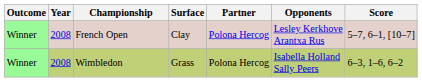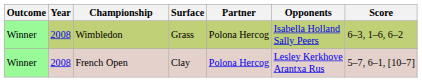rows swapped: (102, 34) <-> (99, 62)
